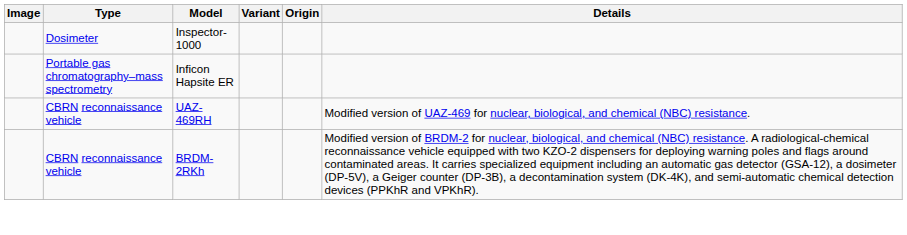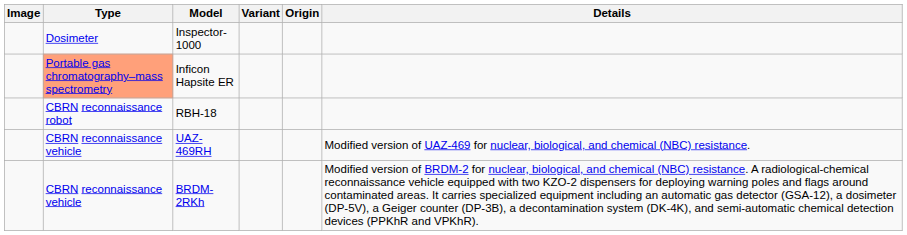(104, 76) no background -> (104, 76) lightsalmon background
+ row: (196, 113)
